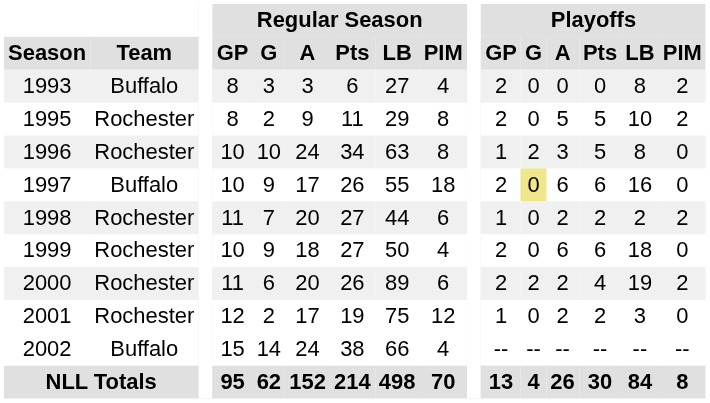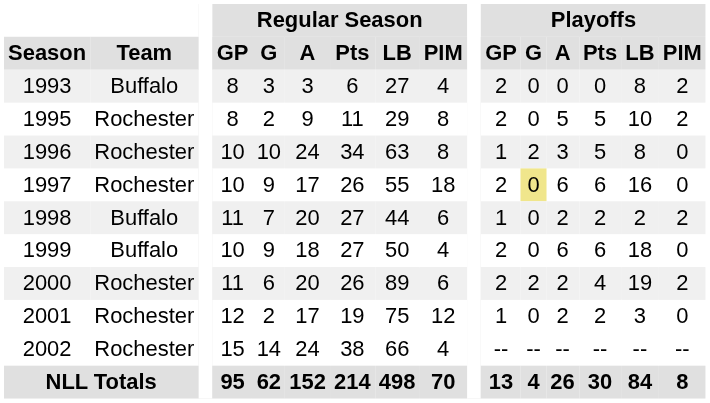(144, 184) Buffalo -> (144, 184) Rochester
(144, 217) Rochester -> (144, 217) Buffalo
(144, 250) Rochester -> (144, 250) Buffalo
(144, 349) Buffalo -> (144, 349) Rochester
